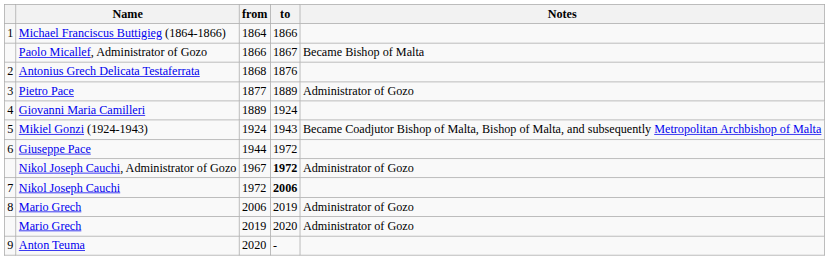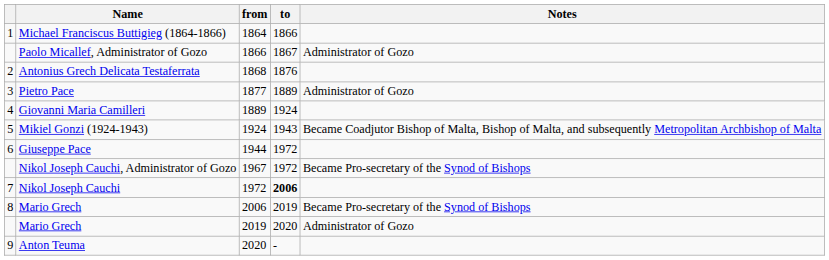(364, 52) Became Bishop of Malta -> (358, 52) Administrator of Gozo
(285, 168) bold -> (285, 168) normal
(358, 168) Administrator of Gozo -> (417, 168) Became Pro-secretary of the Synod of Bishops
(358, 206) Administrator of Gozo -> (417, 206) Became Pro-secretary of the Synod of Bishops
